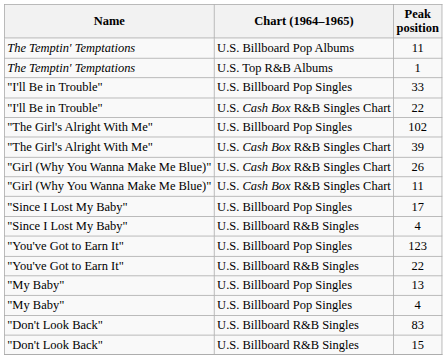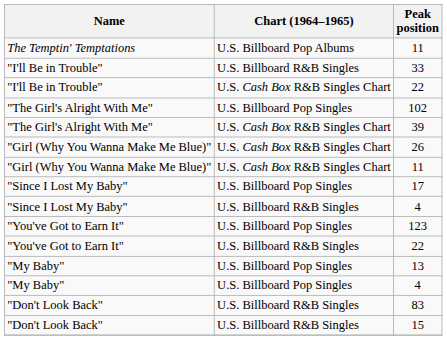- row: (71, 68)
(285, 87) U.S. Billboard Pop Singles -> (288, 68) U.S. Billboard R&B Singles
